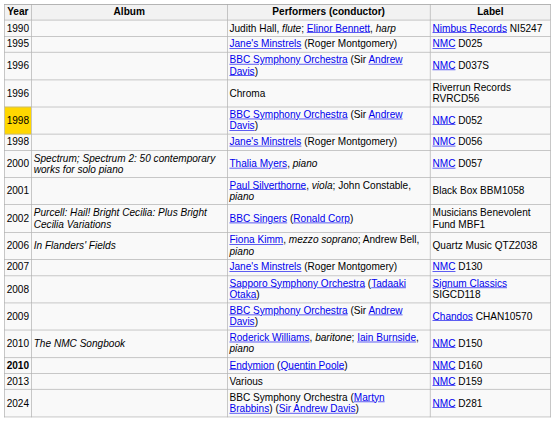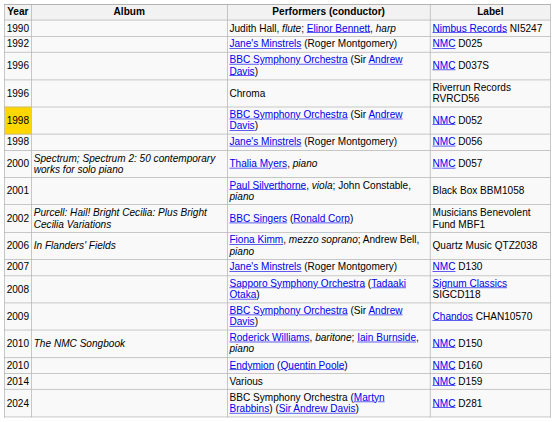(18, 44) 1995 -> (18, 44) 1992
(18, 365) bold -> (18, 365) normal
(18, 381) 2013 -> (18, 381) 2014
